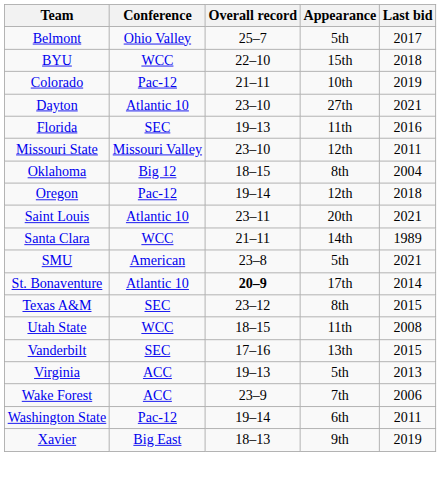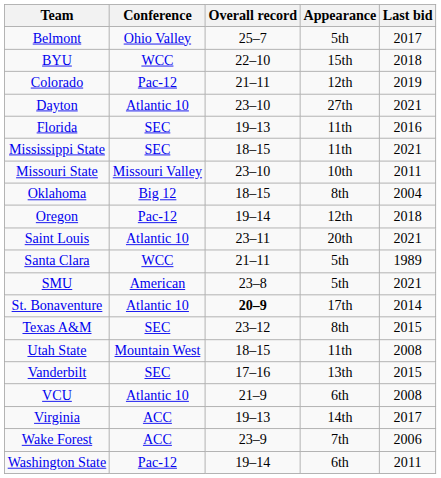(340, 82) 10th -> (340, 82) 12th
+ row: (57, 149)
(340, 149) 12th -> (340, 171) 10th
(340, 238) 14th -> (340, 261) 5th
(157, 328) WCC -> (157, 350) Mountain West
+ row: (57, 395)
(340, 372) 5th -> (340, 417) 14th
(408, 372) 2013 -> (408, 417) 2017
- row: (57, 439)
